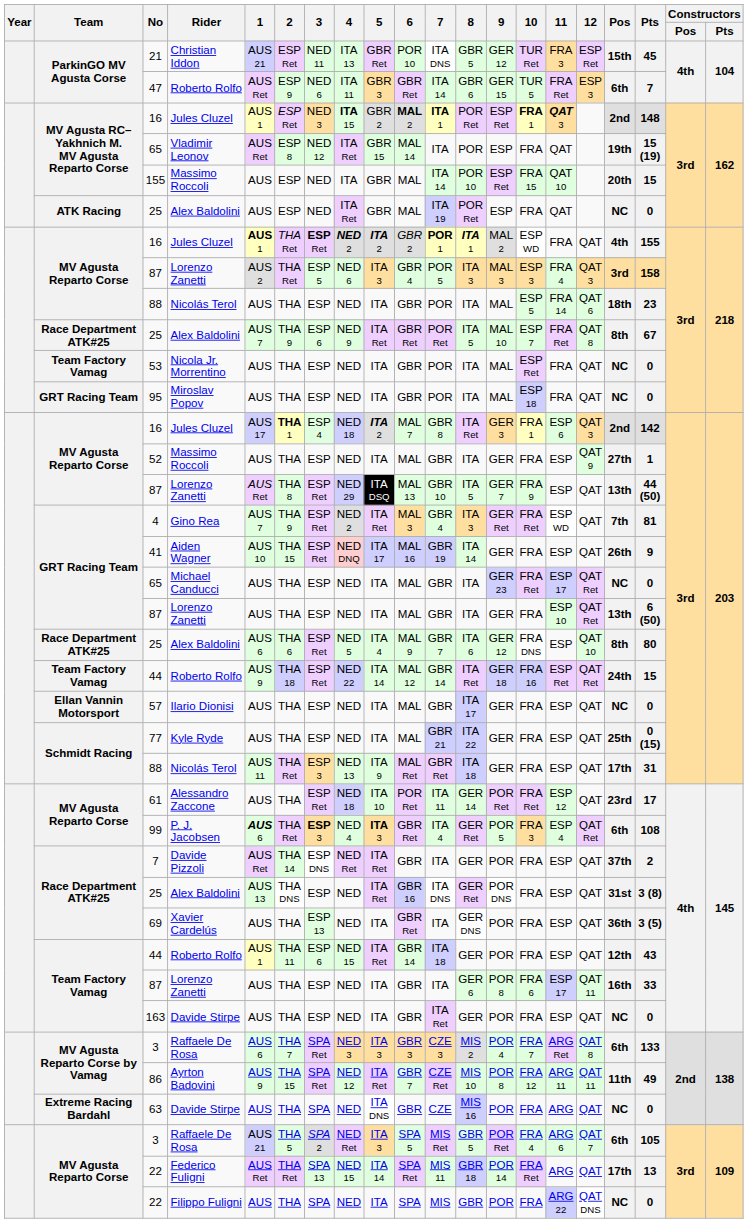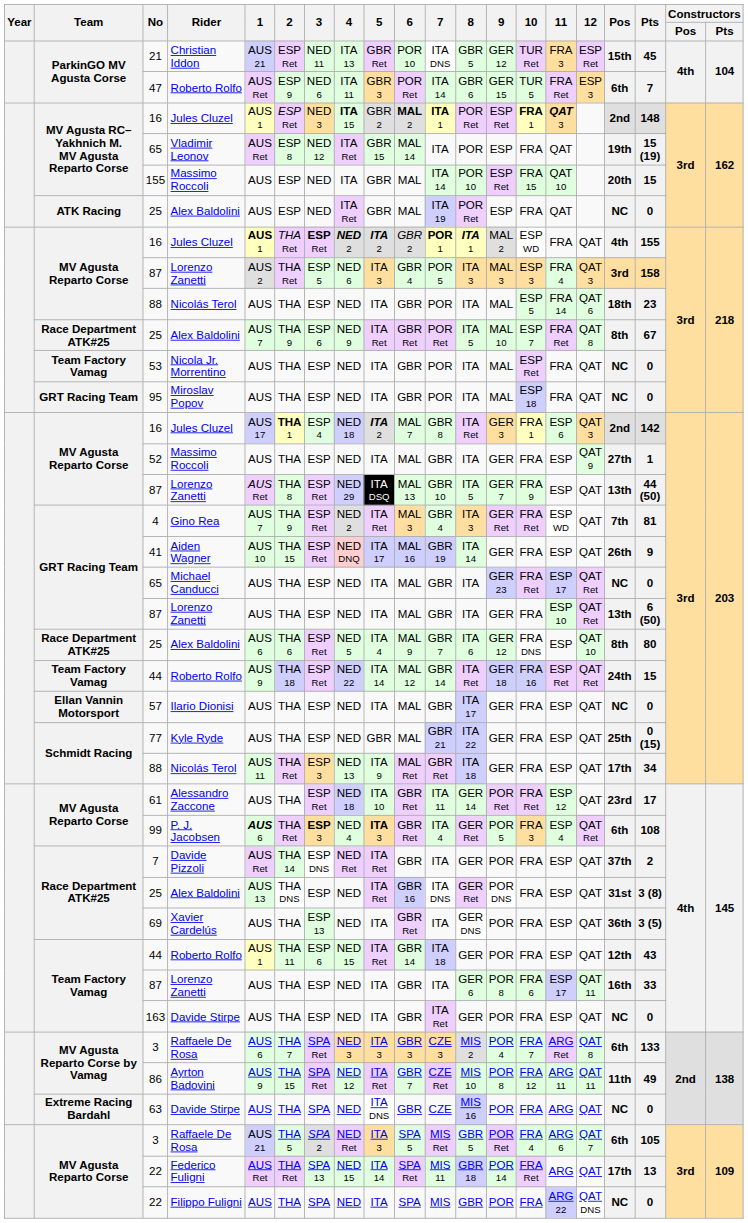(410, 86) GBR Ret -> (410, 86) POR Ret
(379, 737) ITA -> (379, 737) GBR
(650, 768) 31 -> (650, 768) 34
(410, 799) POR Ret -> (410, 799) GBR Ret
